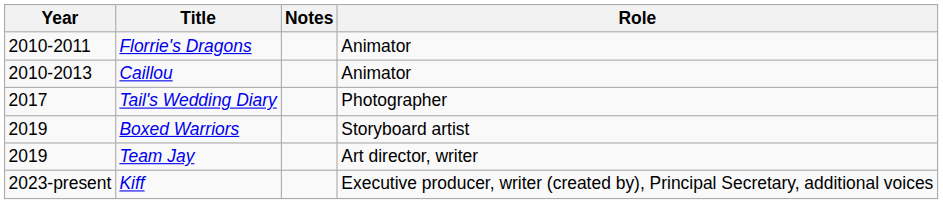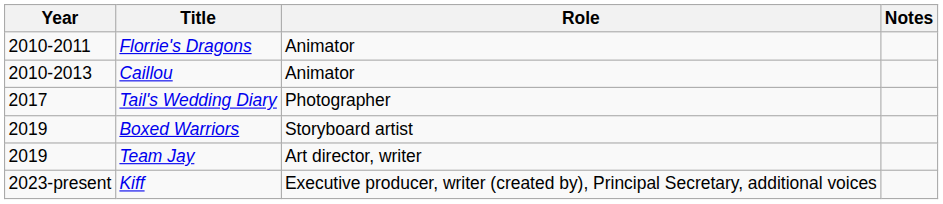columns swapped: (637, 18) <-> (309, 18)
